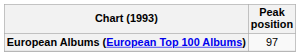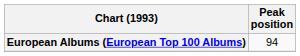(272, 42) 97 -> (272, 42) 94
